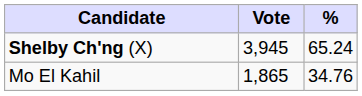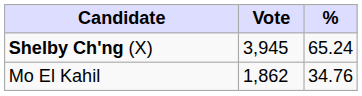(266, 76) 1,865 -> (266, 76) 1,862
